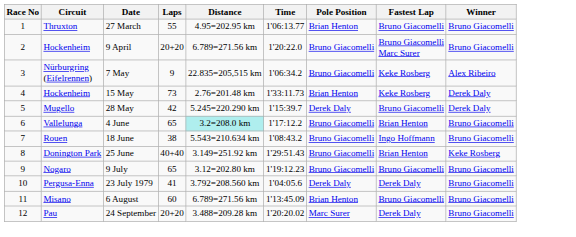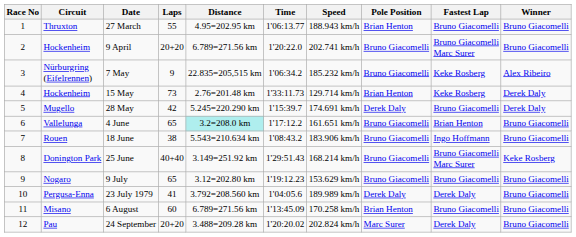+ column: (334, 11)
(403, 153) Brian Henton -> (466, 158) Bruno Giacomelli Marc Surer
